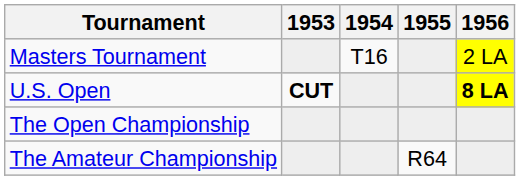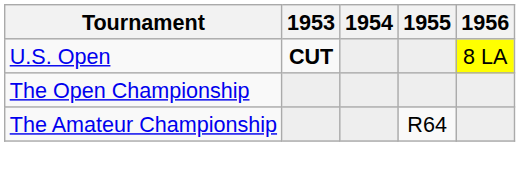- row: (108, 56)
(485, 90) bold -> (485, 56) normal
